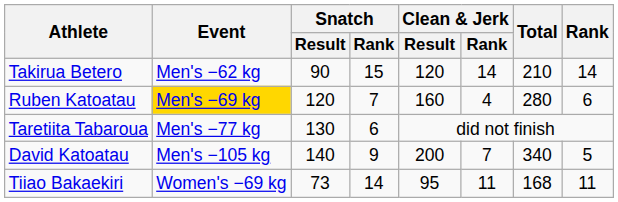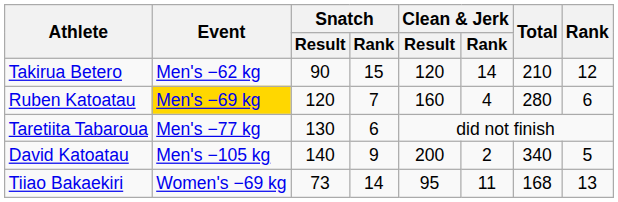(587, 73) 14 -> (587, 73) 12
(487, 156) 7 -> (487, 156) 2
(587, 184) 11 -> (587, 184) 13
